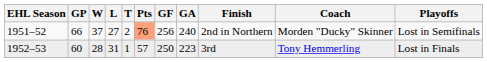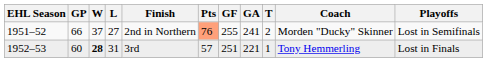columns swapped: (128, 13) <-> (237, 13)
(165, 31) 256 -> (230, 31) 255
(187, 31) 240 -> (252, 31) 241
(97, 48) normal -> (97, 48) bold
(165, 48) 250 -> (230, 48) 251
(187, 48) 223 -> (252, 48) 221
